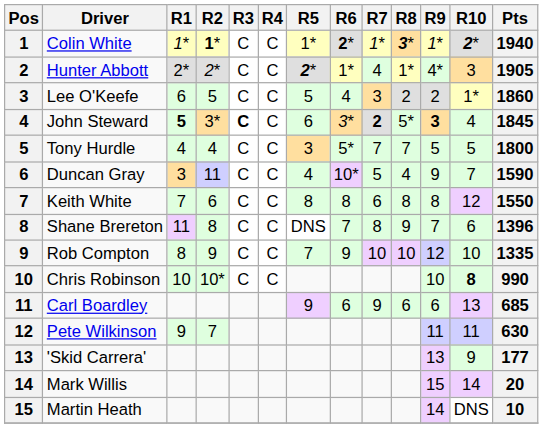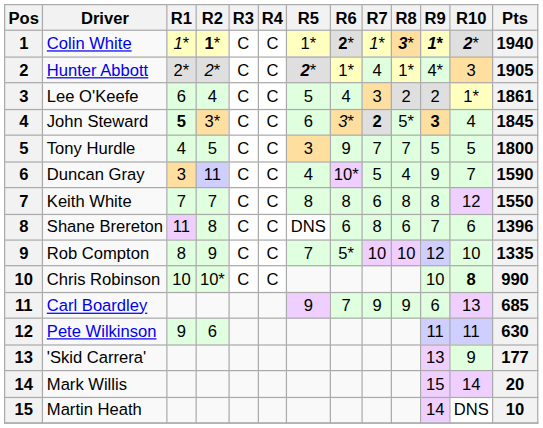(435, 43) normal -> (435, 43) bold
(212, 96) 5 -> (212, 96) 4
(515, 96) 1860 -> (515, 96) 1861
(243, 122) bold -> (243, 122) normal
(212, 148) 4 -> (212, 148) 5
(346, 148) 5* -> (346, 148) 9
(212, 200) 6 -> (212, 200) 7
(346, 227) 7 -> (346, 227) 6
(406, 227) 9 -> (406, 227) 6
(346, 253) 9 -> (346, 253) 5*
(346, 305) 6 -> (346, 305) 7
(406, 305) 6 -> (406, 305) 9
(212, 331) 7 -> (212, 331) 6
